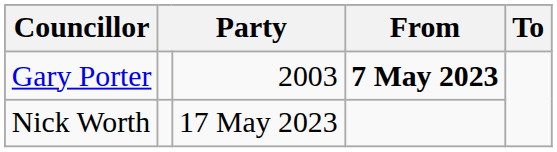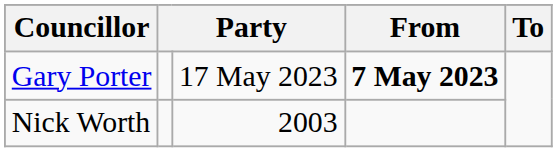(308, 75) 2003 -> (258, 75) 17 May 2023
(258, 122) 17 May 2023 -> (308, 122) 2003
